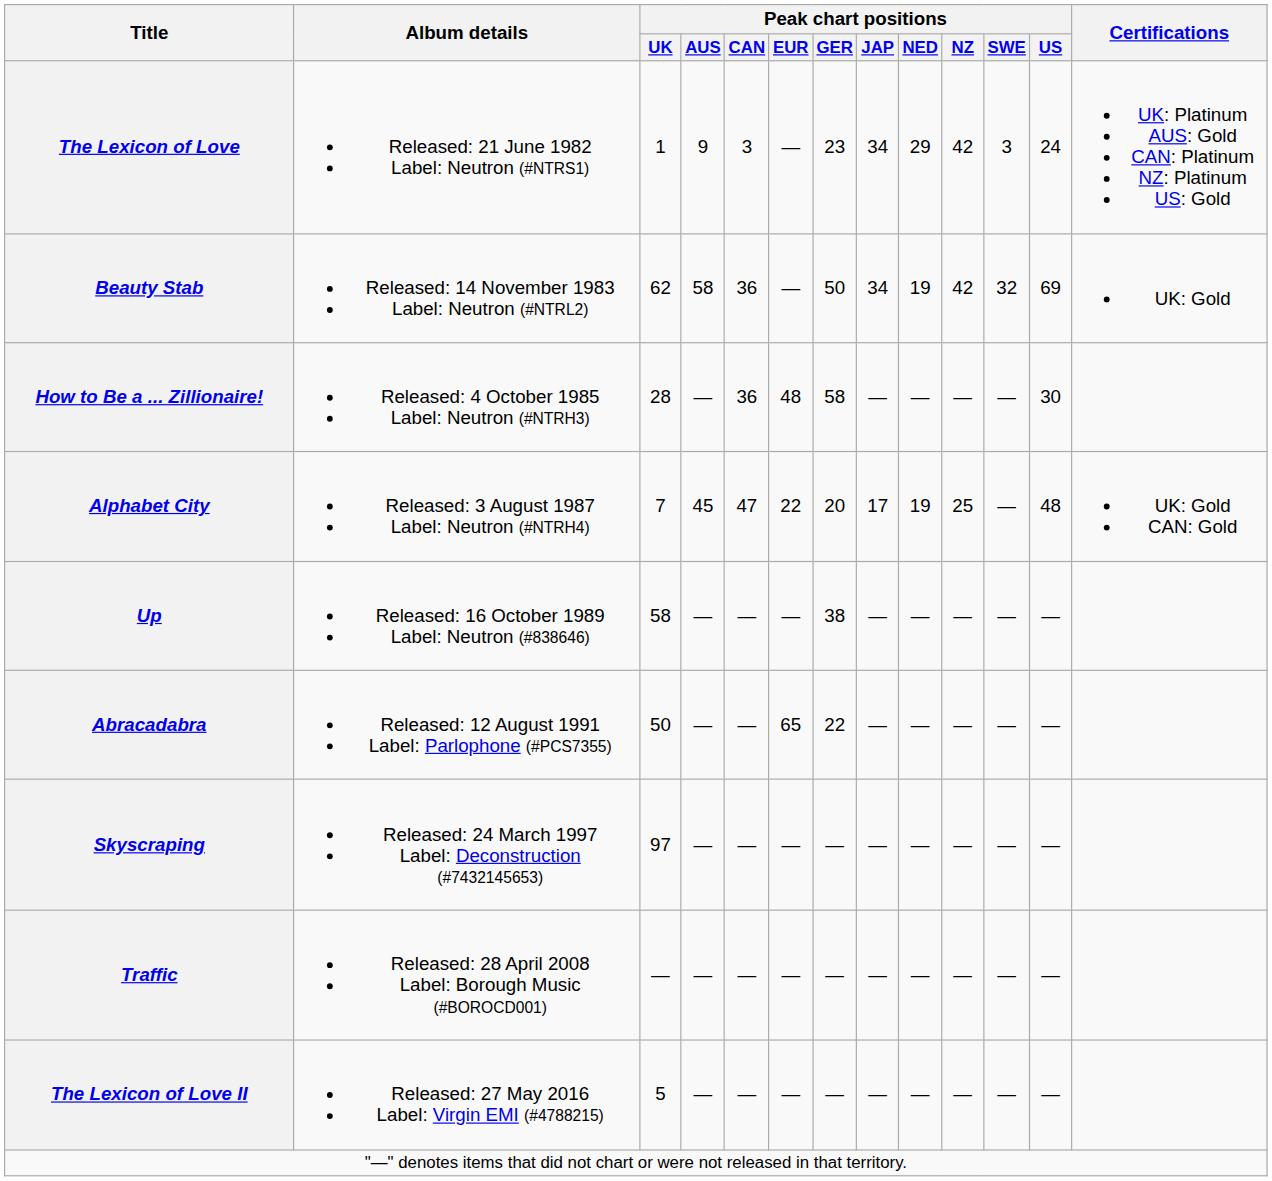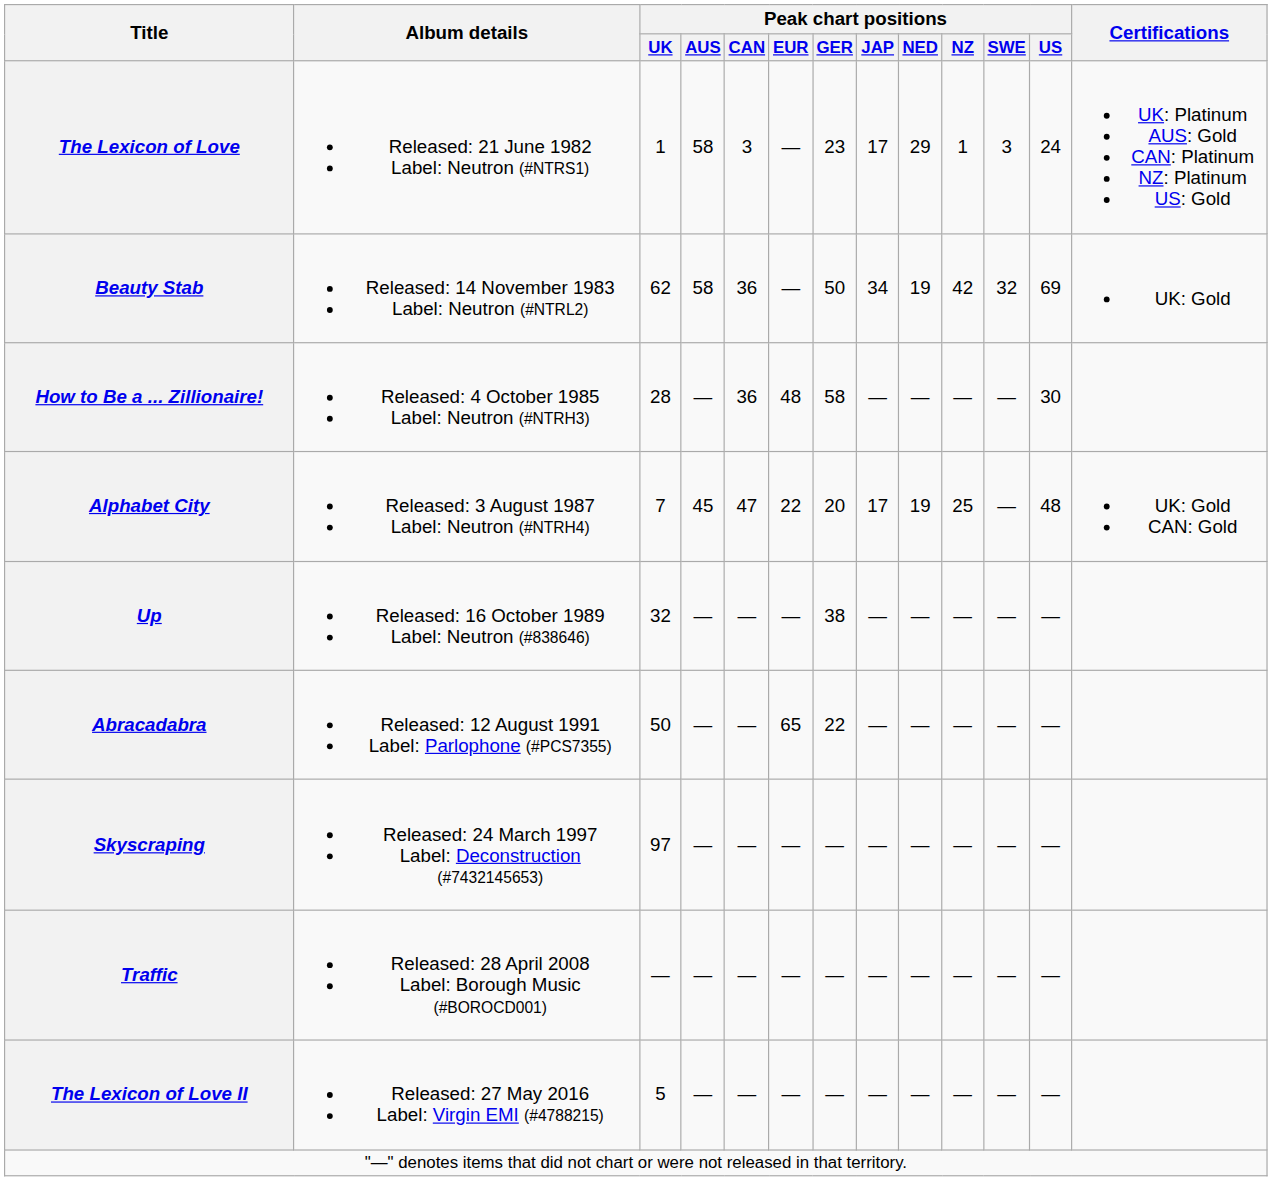(703, 147) 9 -> (703, 147) 58
(878, 147) 34 -> (878, 147) 17
(963, 147) 42 -> (963, 147) 1
(660, 615) 58 -> (660, 615) 32
